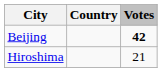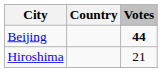(139, 36) 42 -> (139, 36) 44
